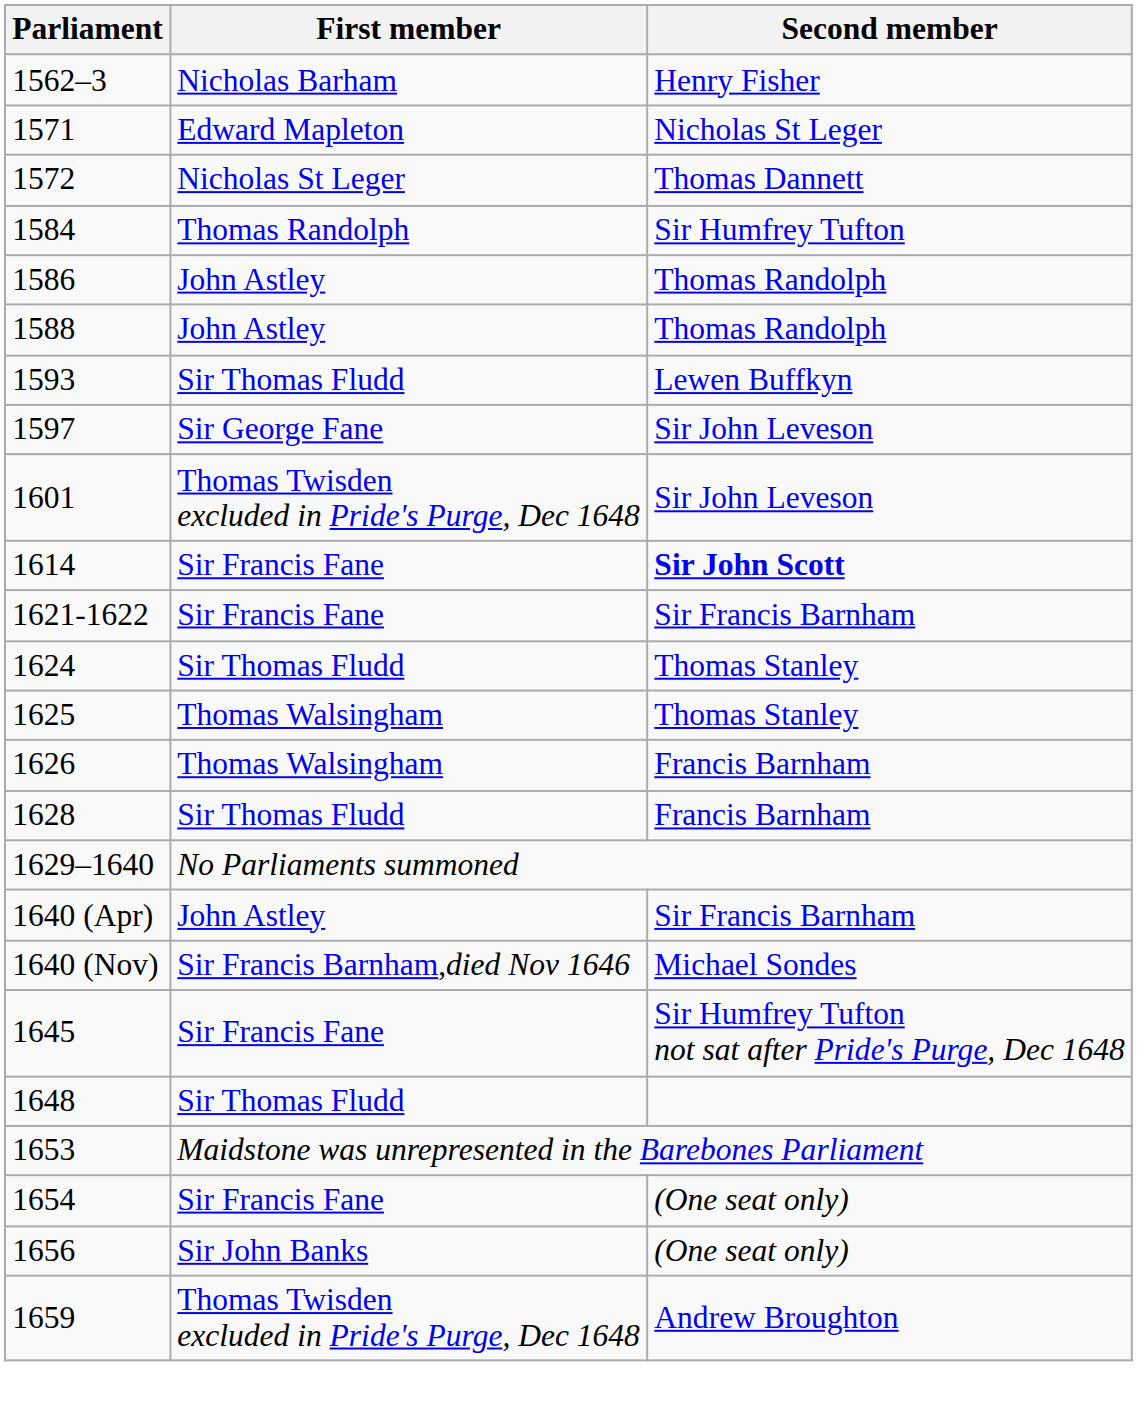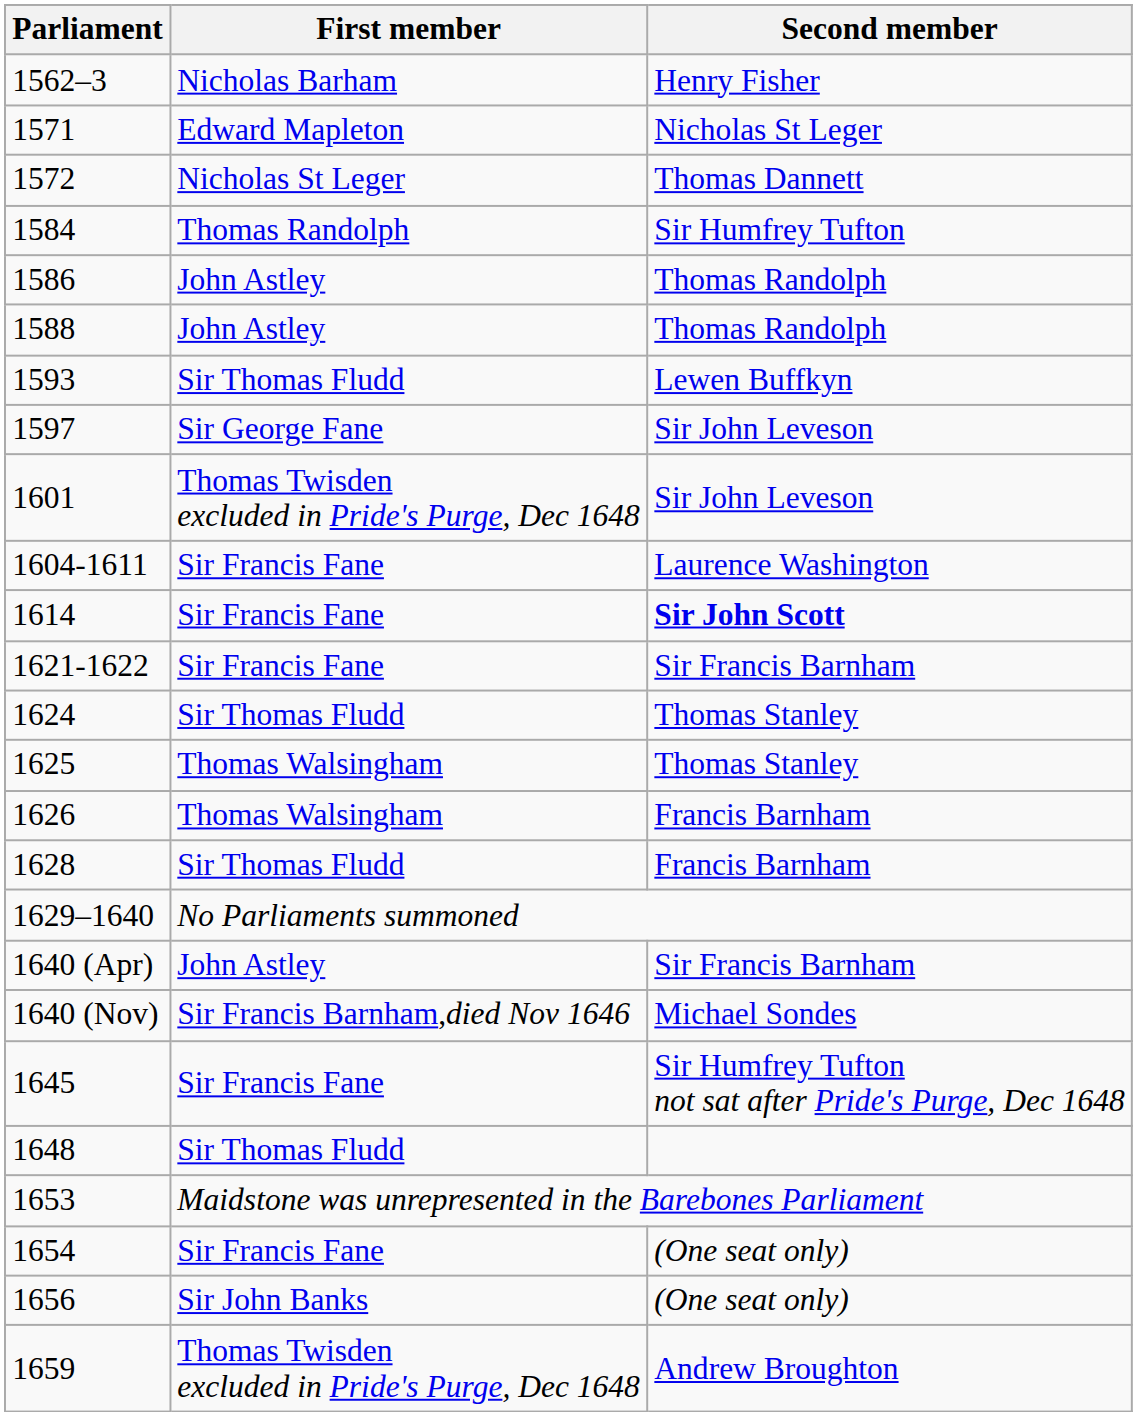+ row: (80, 564)
